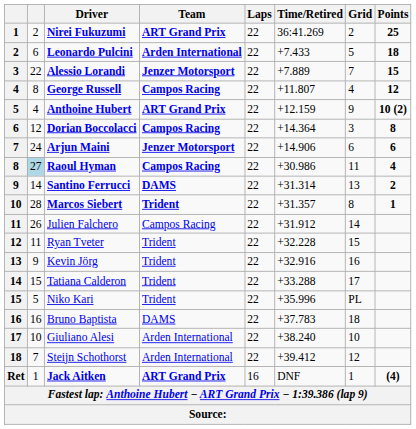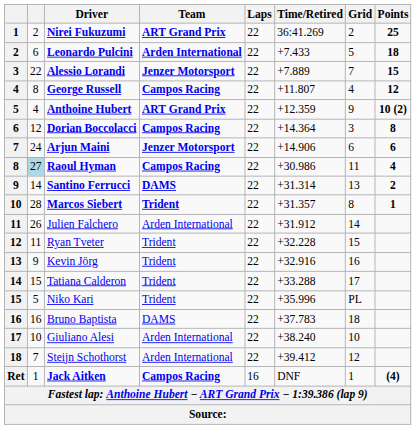(296, 108) +12.159 -> (296, 108) +12.359
(179, 223) Campos Racing -> (187, 223) Arden International
(184, 375) ART Grand Prix -> (181, 375) Campos Racing
